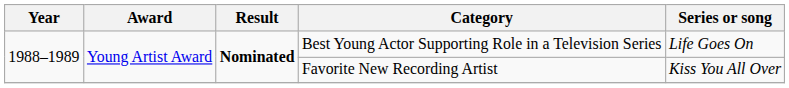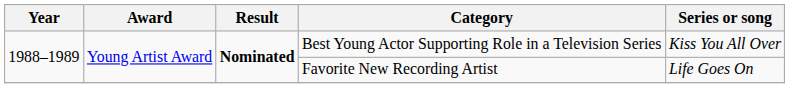(711, 44) Life Goes On -> (725, 44) Kiss You All Over
(725, 70) Kiss You All Over -> (711, 70) Life Goes On
